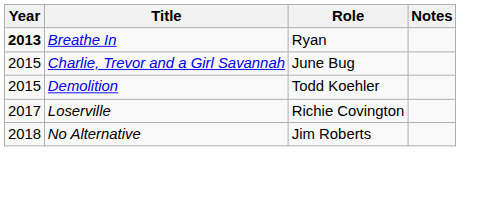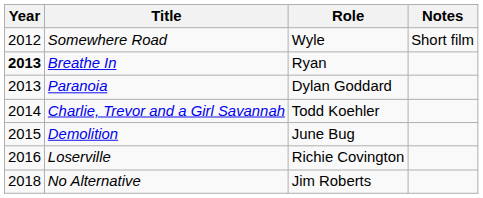+ row: (107, 39)
+ row: (78, 87)
(24, 63) 2015 -> (24, 110) 2014
(323, 63) June Bug -> (336, 110) Todd Koehler
(336, 87) Todd Koehler -> (323, 134) June Bug
(24, 110) 2017 -> (24, 157) 2016
